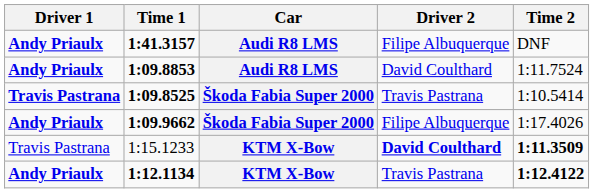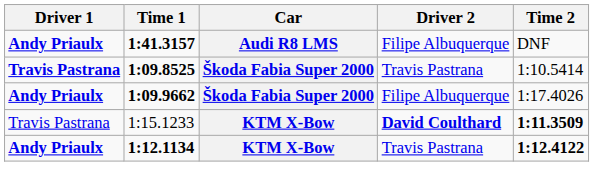- row: (161, 69)
